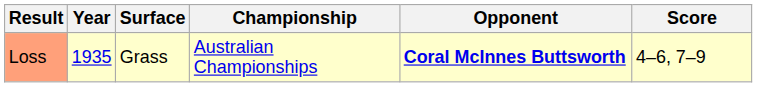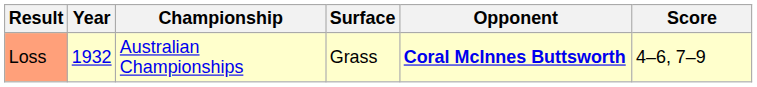columns swapped: (295, 18) <-> (153, 18)
(92, 57) 1935 -> (92, 57) 1932
